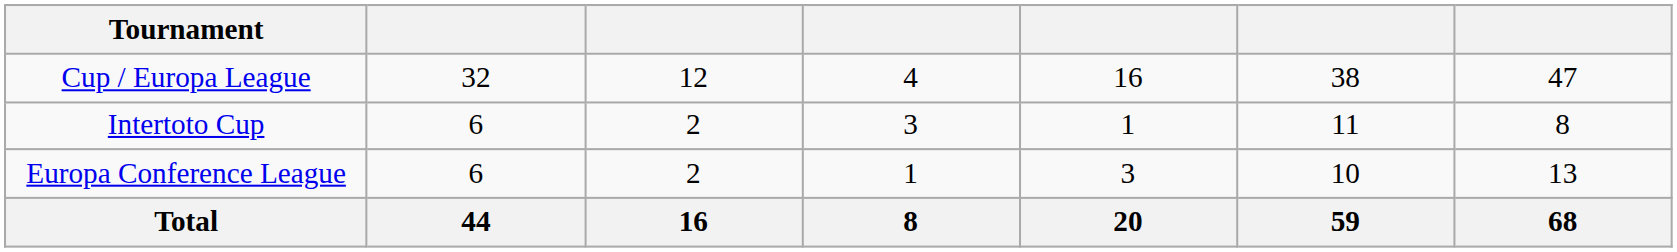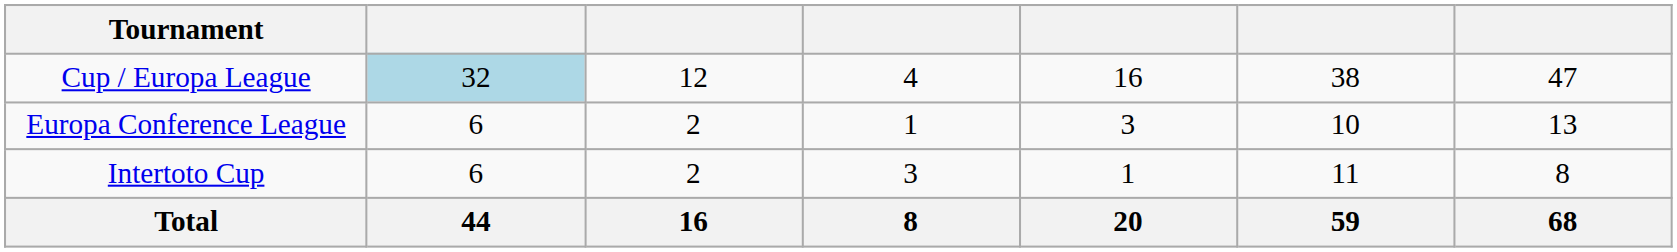(476, 77) no background -> (476, 77) lightblue background
rows swapped: (186, 173) <-> (186, 125)
